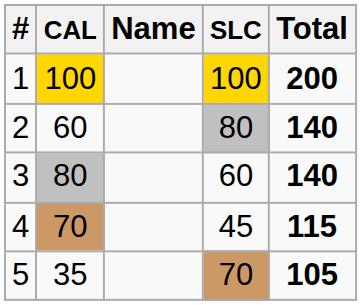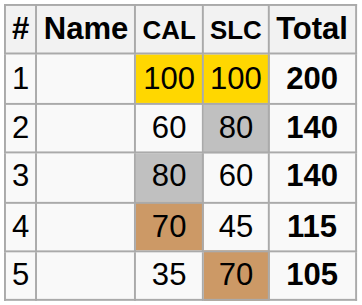columns swapped: (153, 29) <-> (70, 31)
